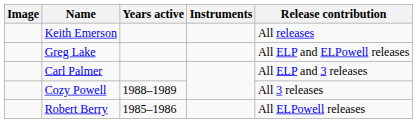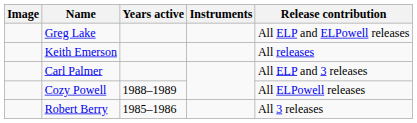rows swapped: (81, 33) <-> (70, 52)
(291, 90) All 3 releases -> (312, 90) All ELPowell releases
(312, 109) All ELPowell releases -> (291, 109) All 3 releases
